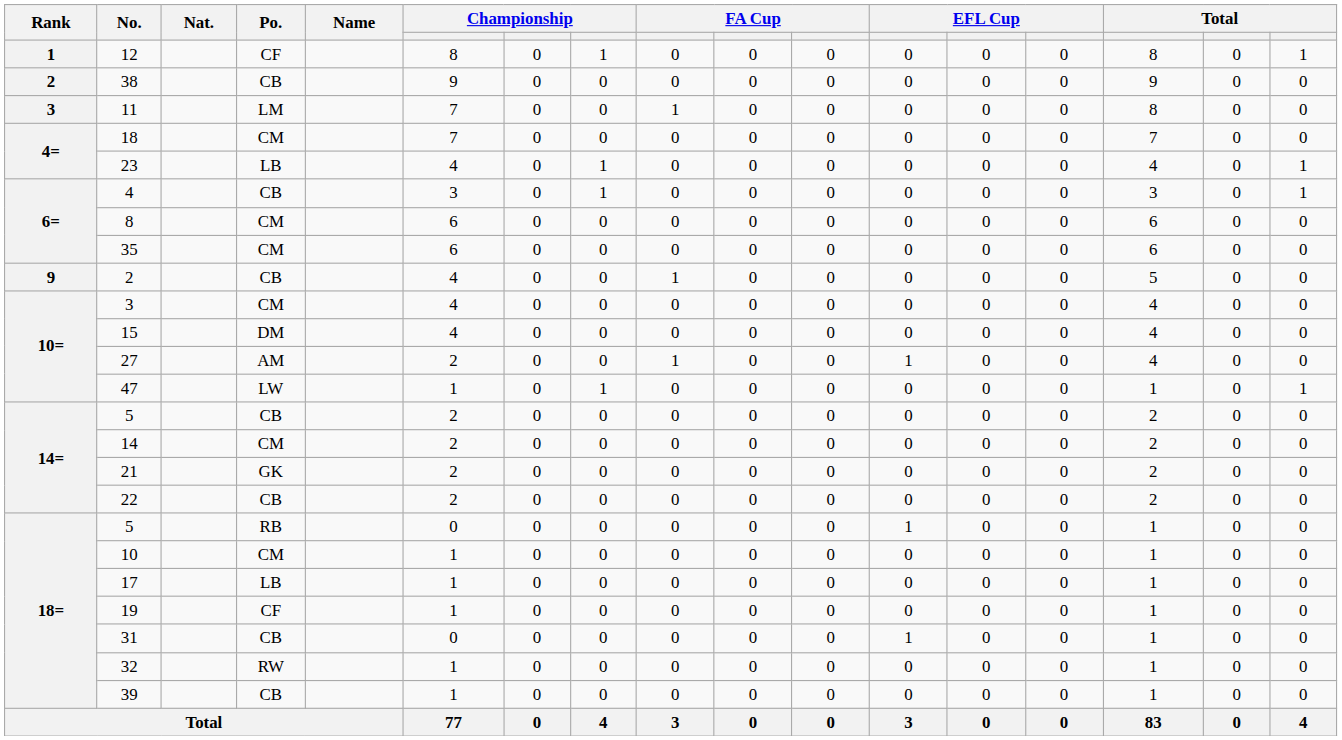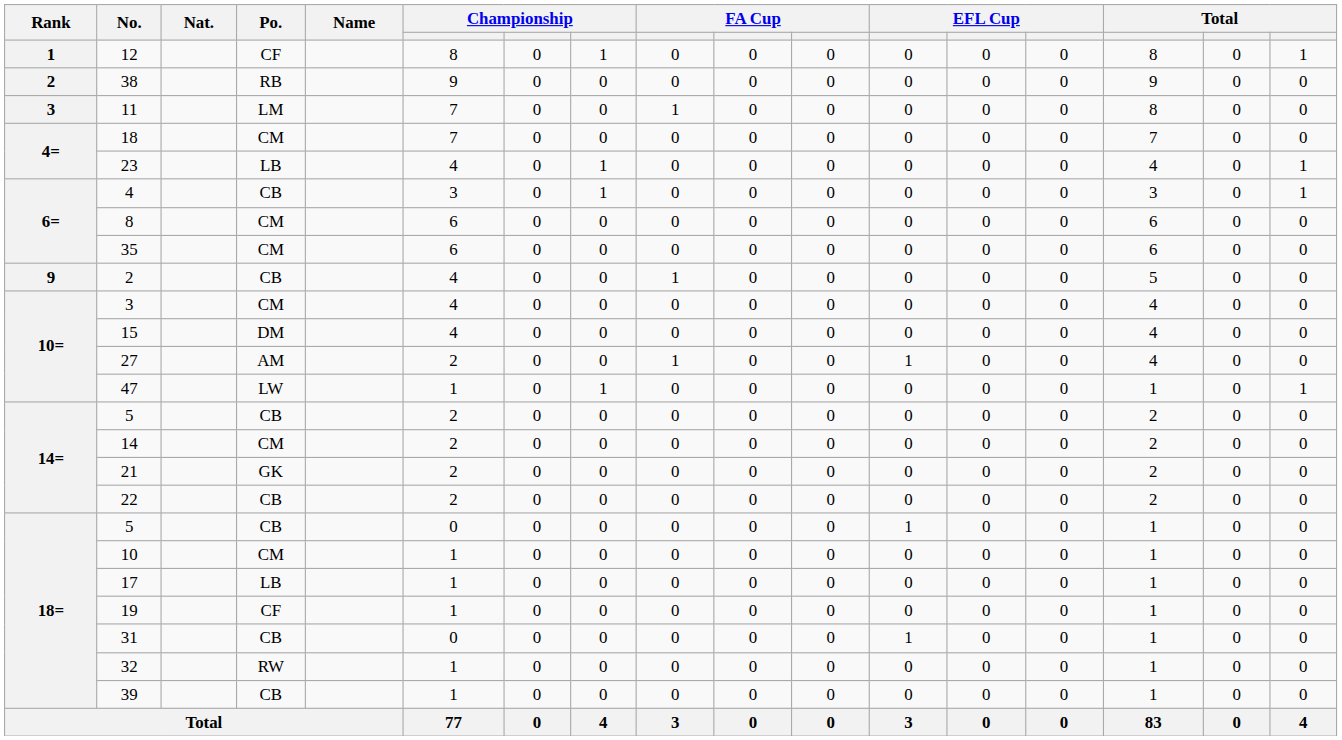(271, 82) CB -> (271, 82) RB
(271, 527) RB -> (271, 527) CB
